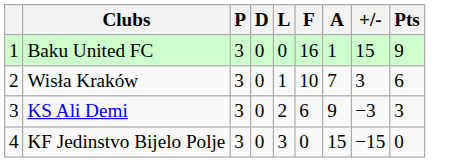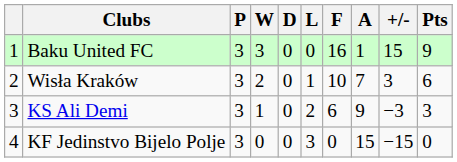+ column: (264, 19)
